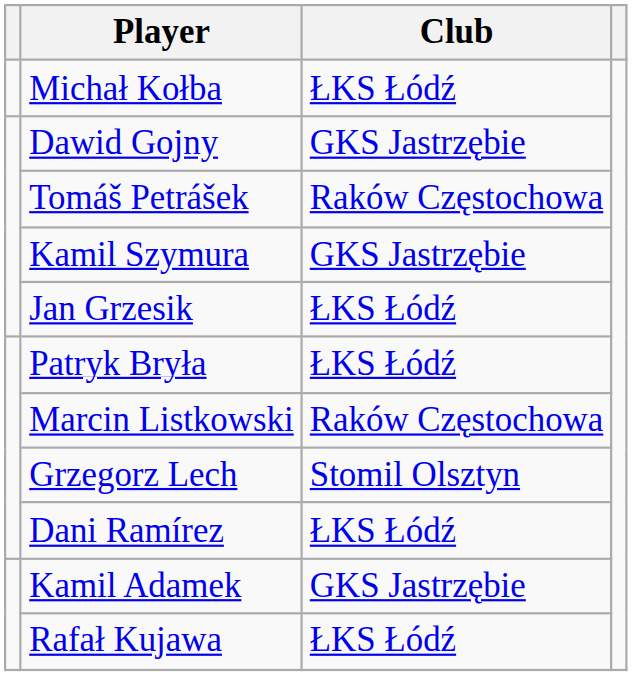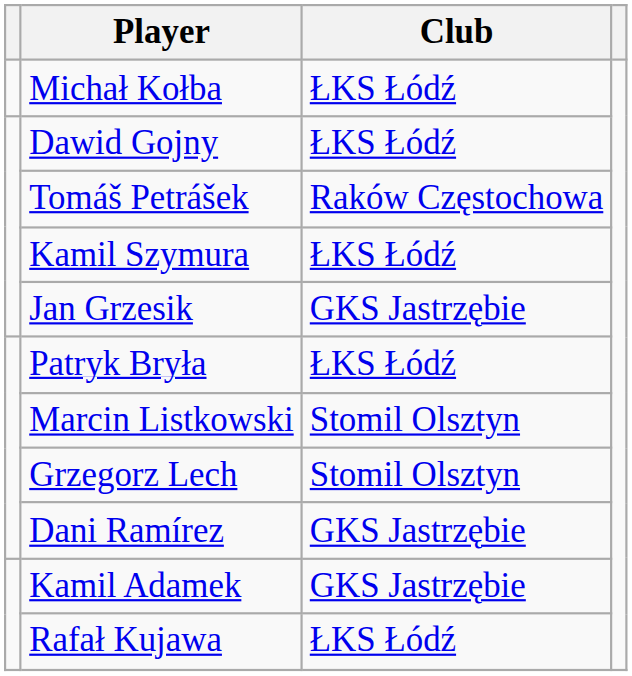(418, 142) GKS Jastrzębie -> (383, 142) ŁKS Łódź
(418, 253) GKS Jastrzębie -> (383, 253) ŁKS Łódź
(383, 308) ŁKS Łódź -> (418, 308) GKS Jastrzębie
(457, 419) Raków Częstochowa -> (415, 419) Stomil Olsztyn
(383, 530) ŁKS Łódź -> (418, 530) GKS Jastrzębie
